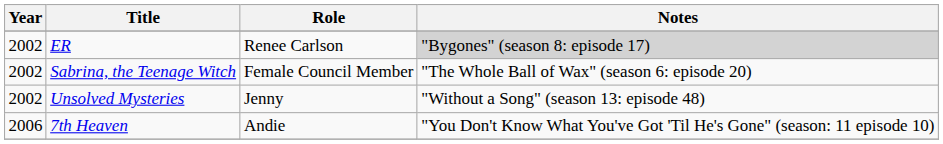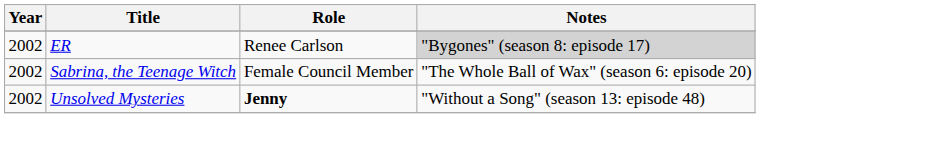(264, 98) normal -> (266, 98) bold
- row: (89, 125)
